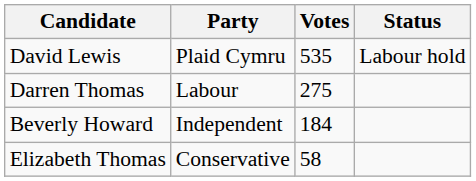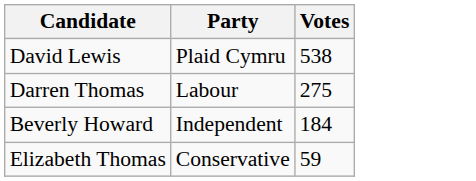- column: (412, 21)
(316, 55) 535 -> (316, 55) 538
(310, 158) 58 -> (310, 158) 59
